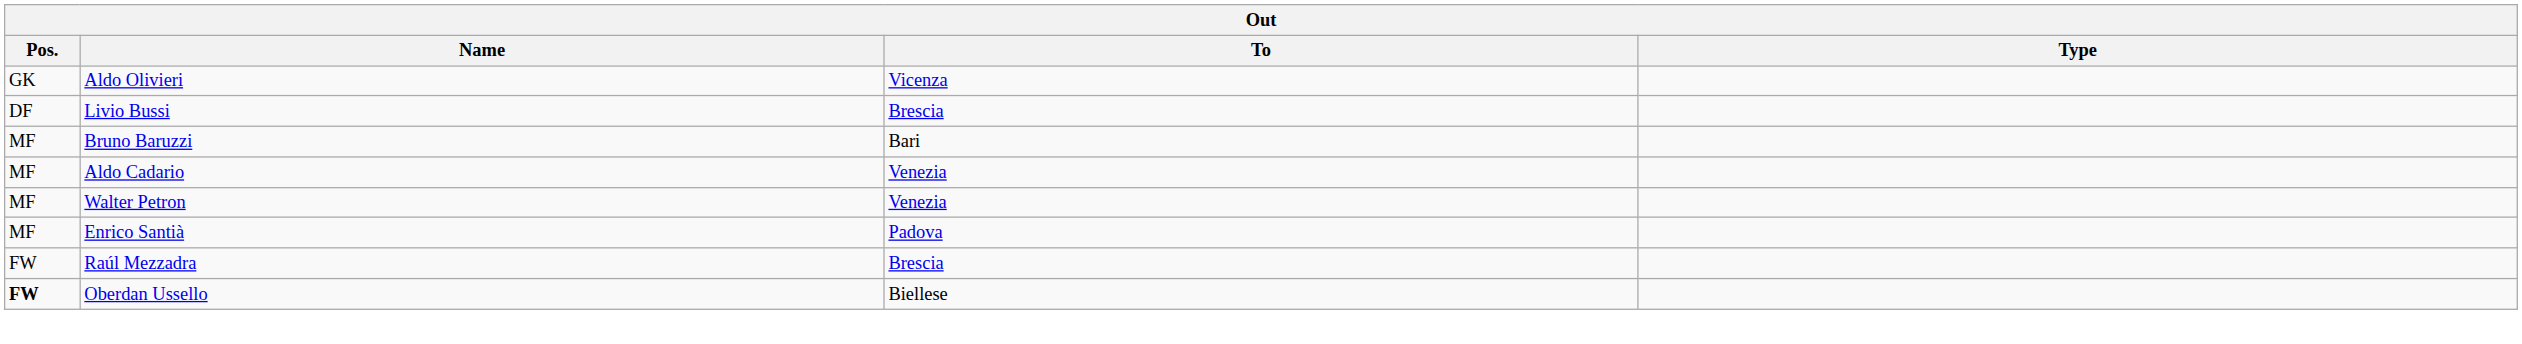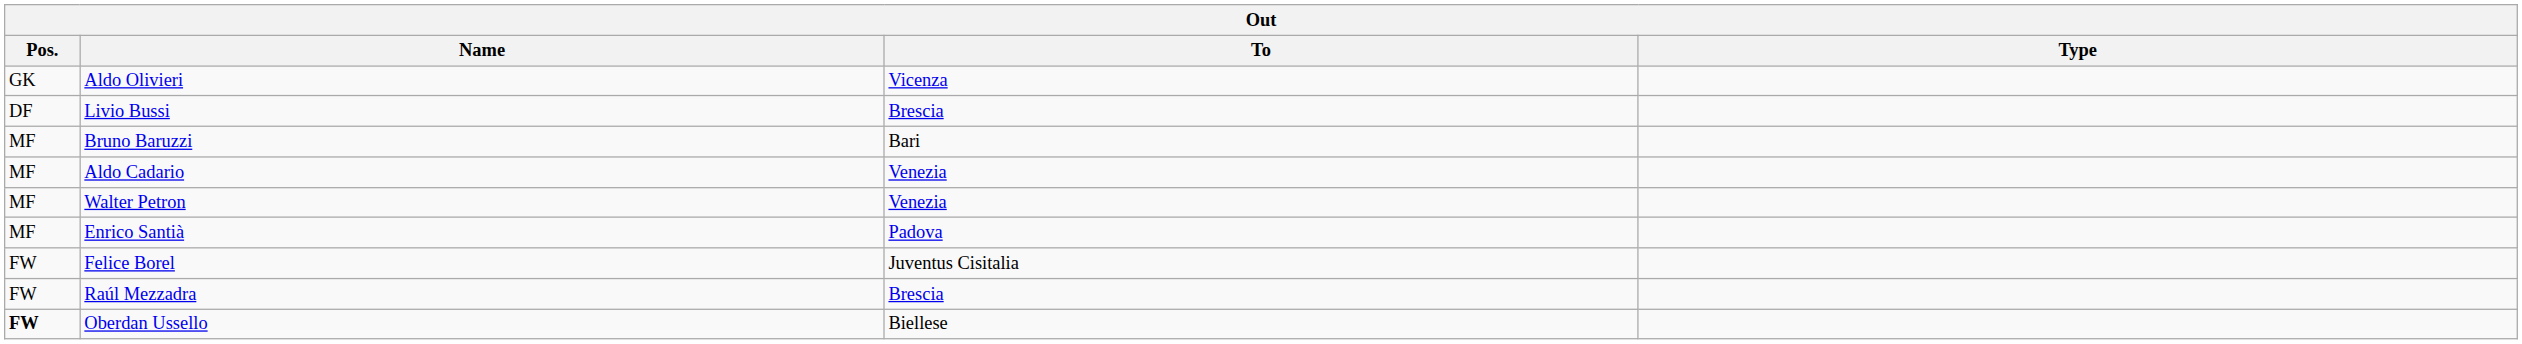+ row: (130, 263)
